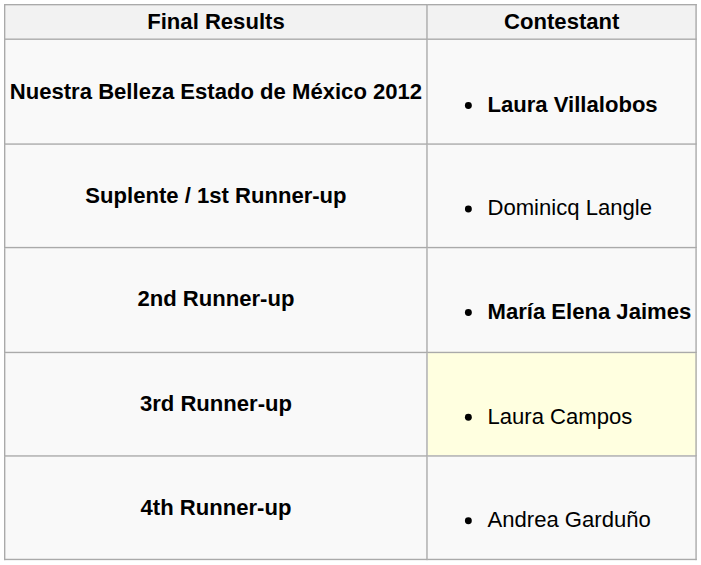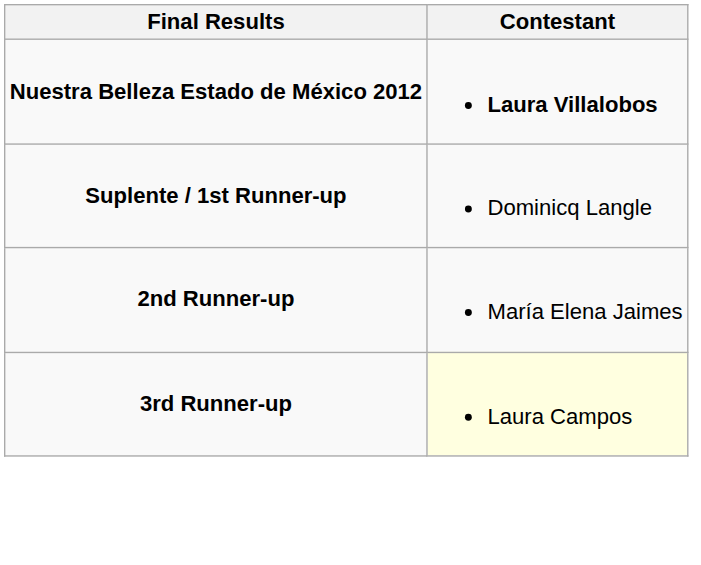(562, 312) bold -> (557, 312) normal
- row: (216, 507)
